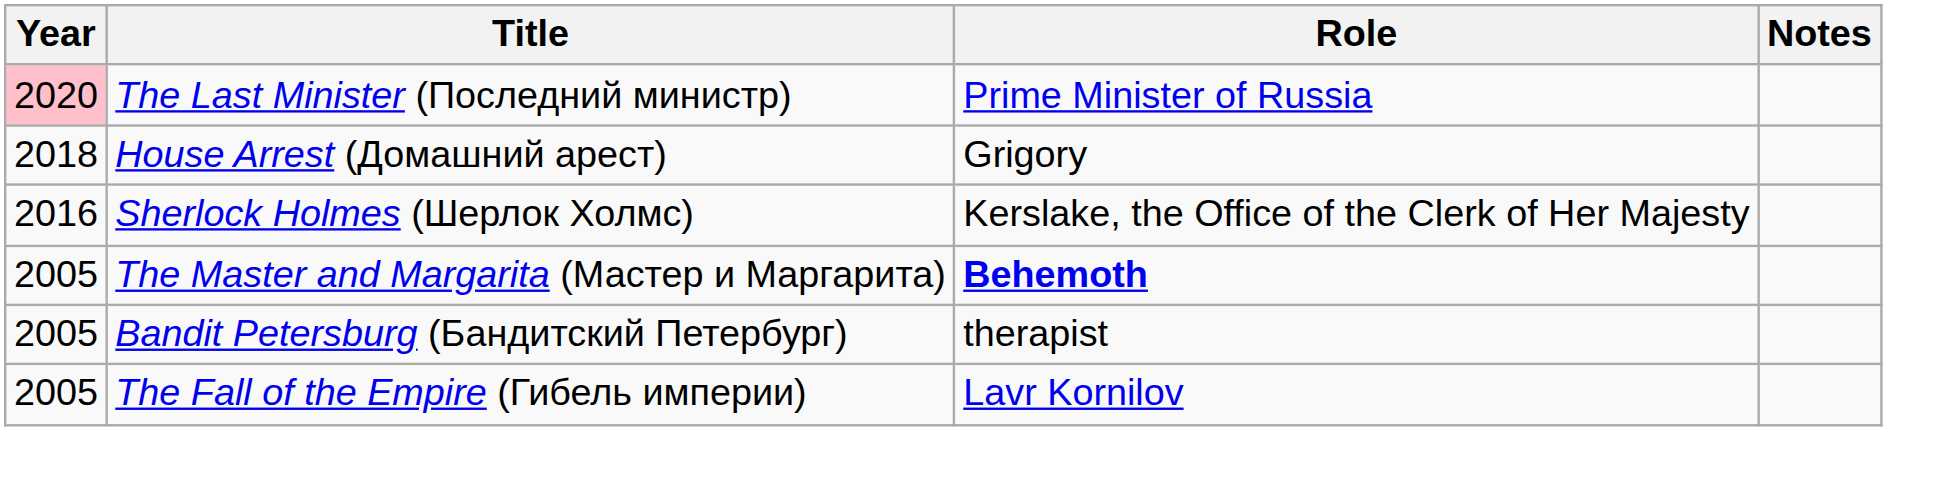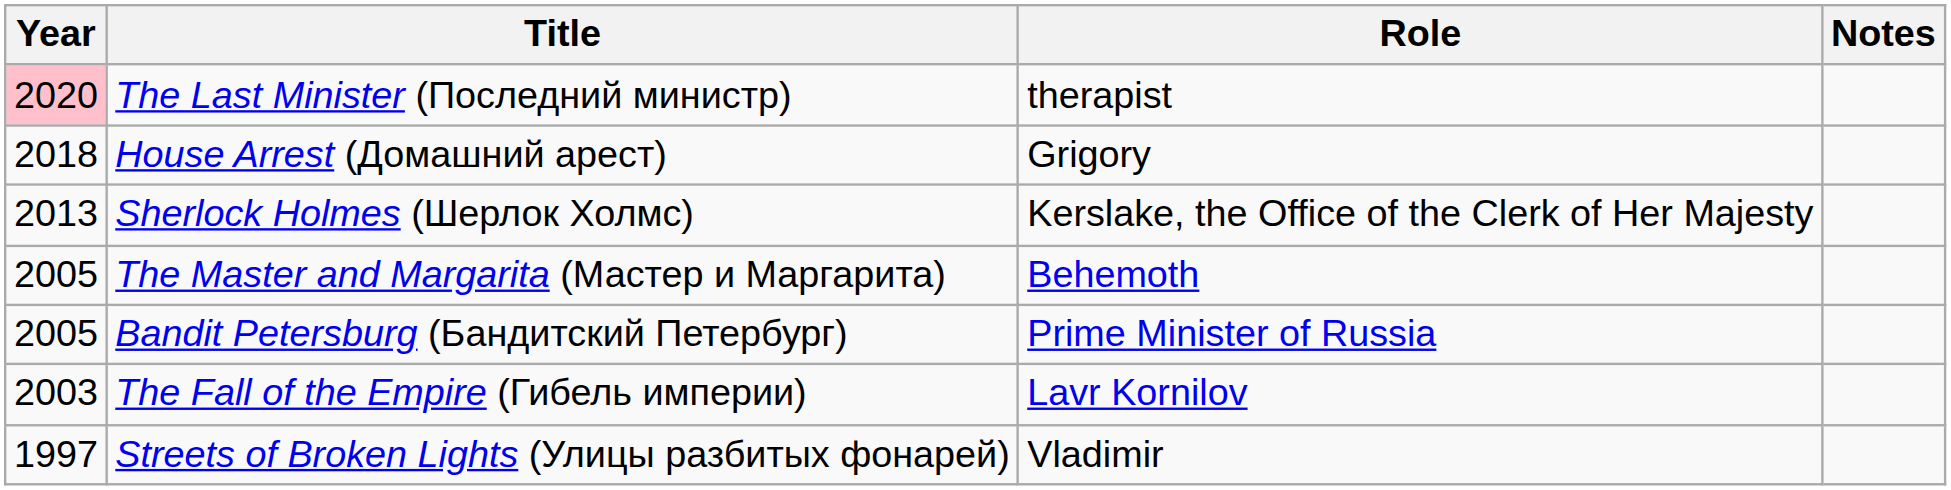(1168, 94) Prime Minister of Russia -> (1100, 94) therapist
(56, 214) 2016 -> (56, 214) 2013
(1056, 273) bold -> (1113, 273) normal
(1036, 333) therapist -> (1232, 333) Prime Minister of Russia
(56, 393) 2005 -> (56, 393) 2003
+ row: (563, 453)
